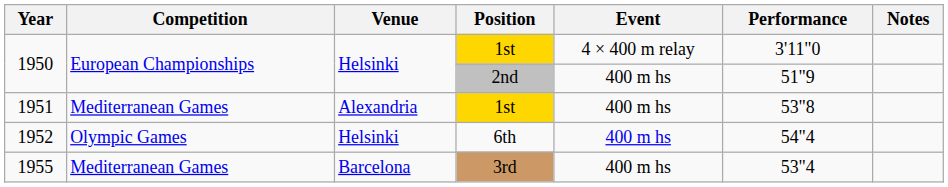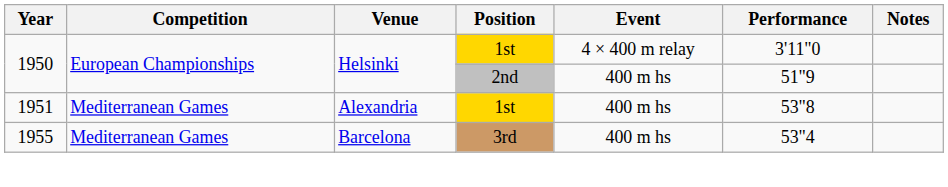- row: (35, 137)
